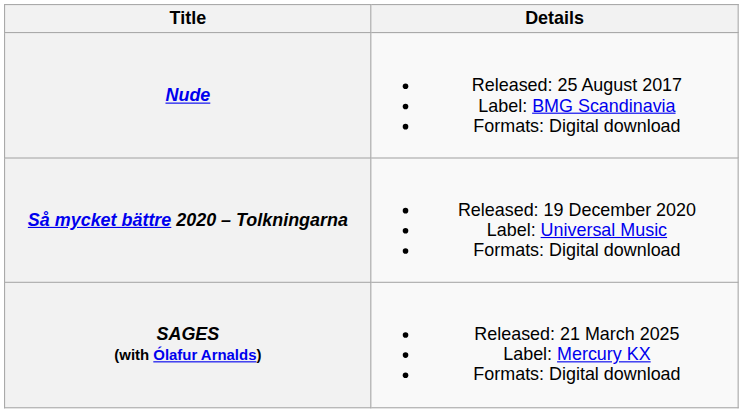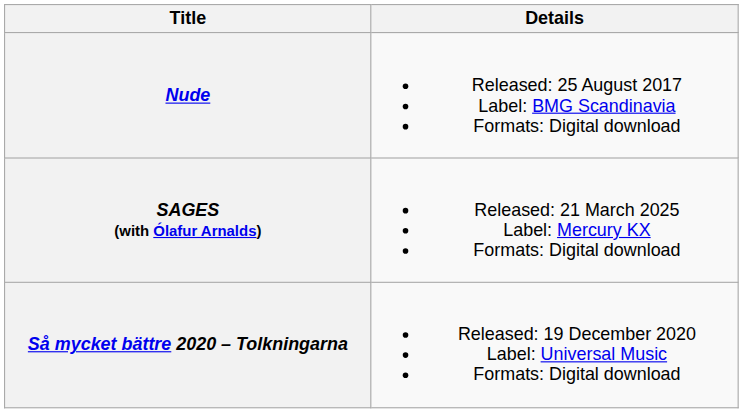rows swapped: (188, 220) <-> (188, 344)
